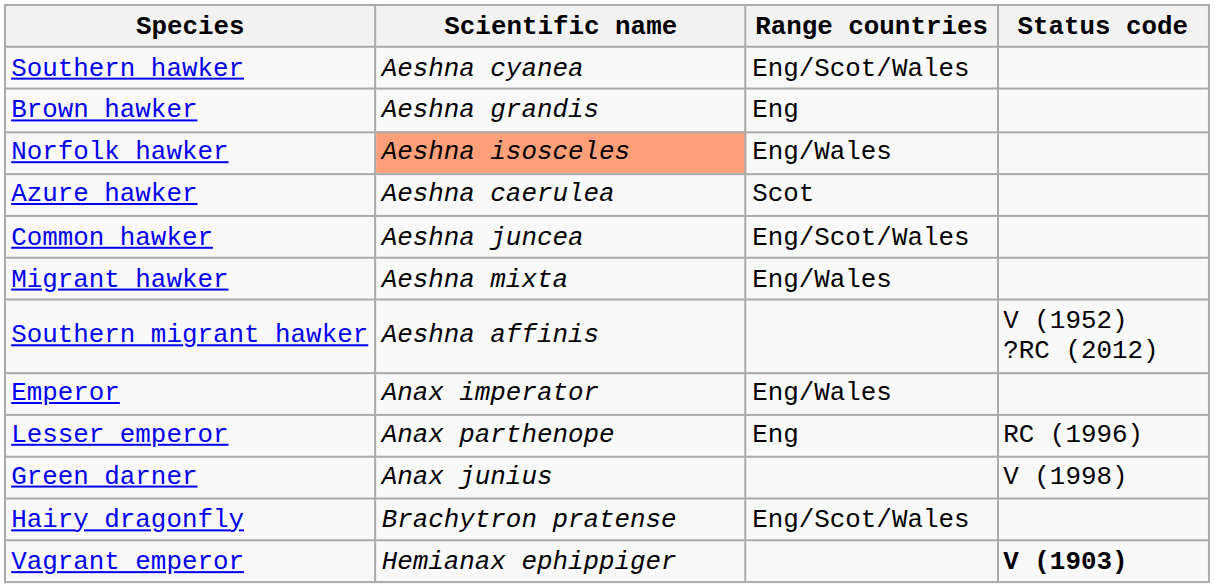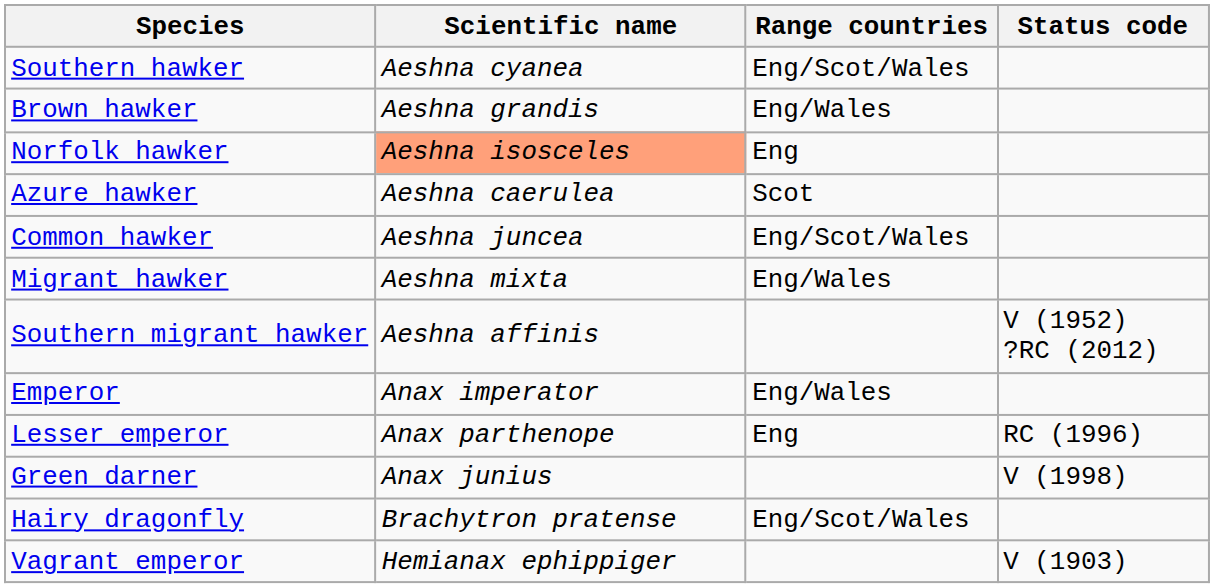(775, 110) Eng -> (822, 110) Eng/Wales
(822, 153) Eng/Wales -> (775, 153) Eng
(1065, 562) bold -> (1065, 562) normal
